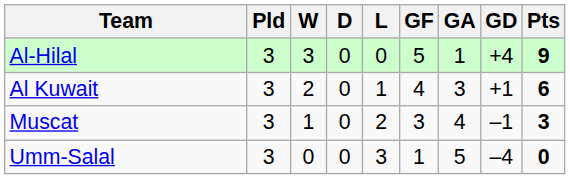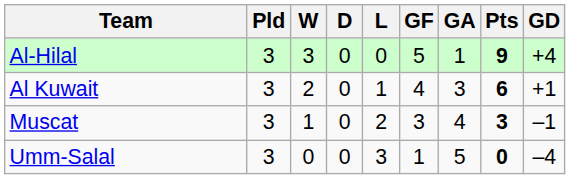columns swapped: (501, 21) <-> (544, 21)
